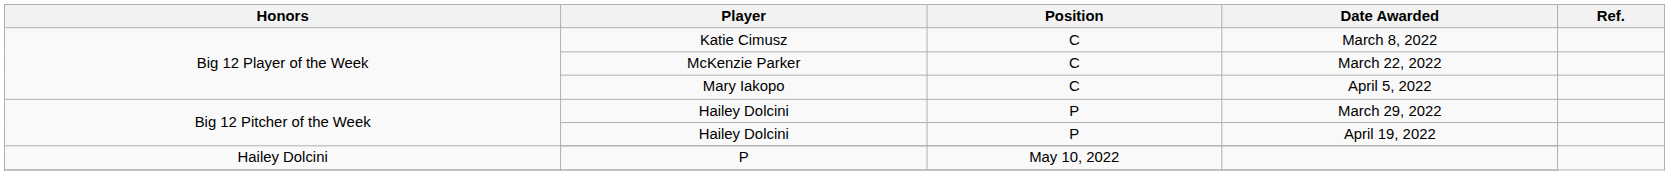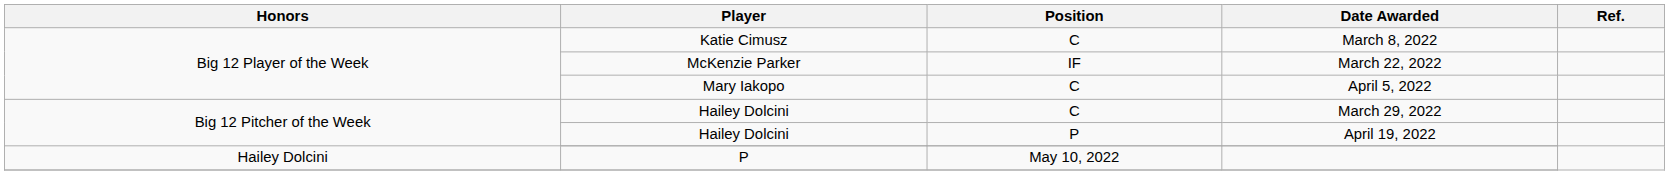(1074, 63) C -> (1074, 63) IF
(1074, 110) P -> (1074, 110) C
